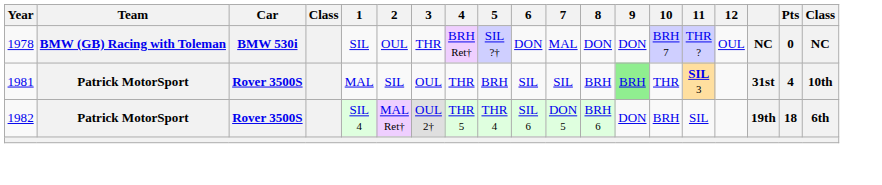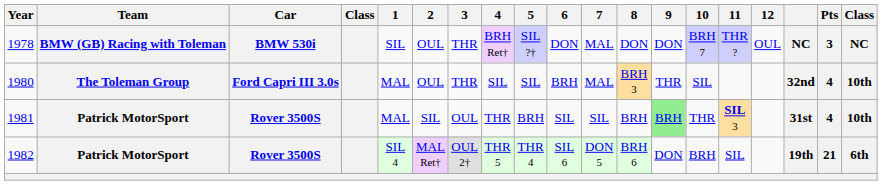(791, 44) 0 -> (830, 44) 3
+ row: (21, 80)
(791, 117) 18 -> (830, 154) 21
